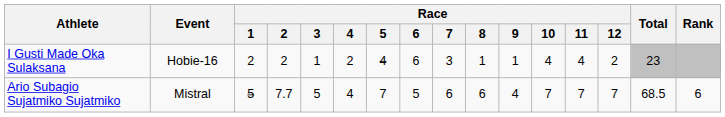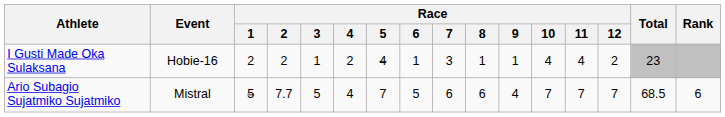(416, 61) 6 -> (416, 61) 1
